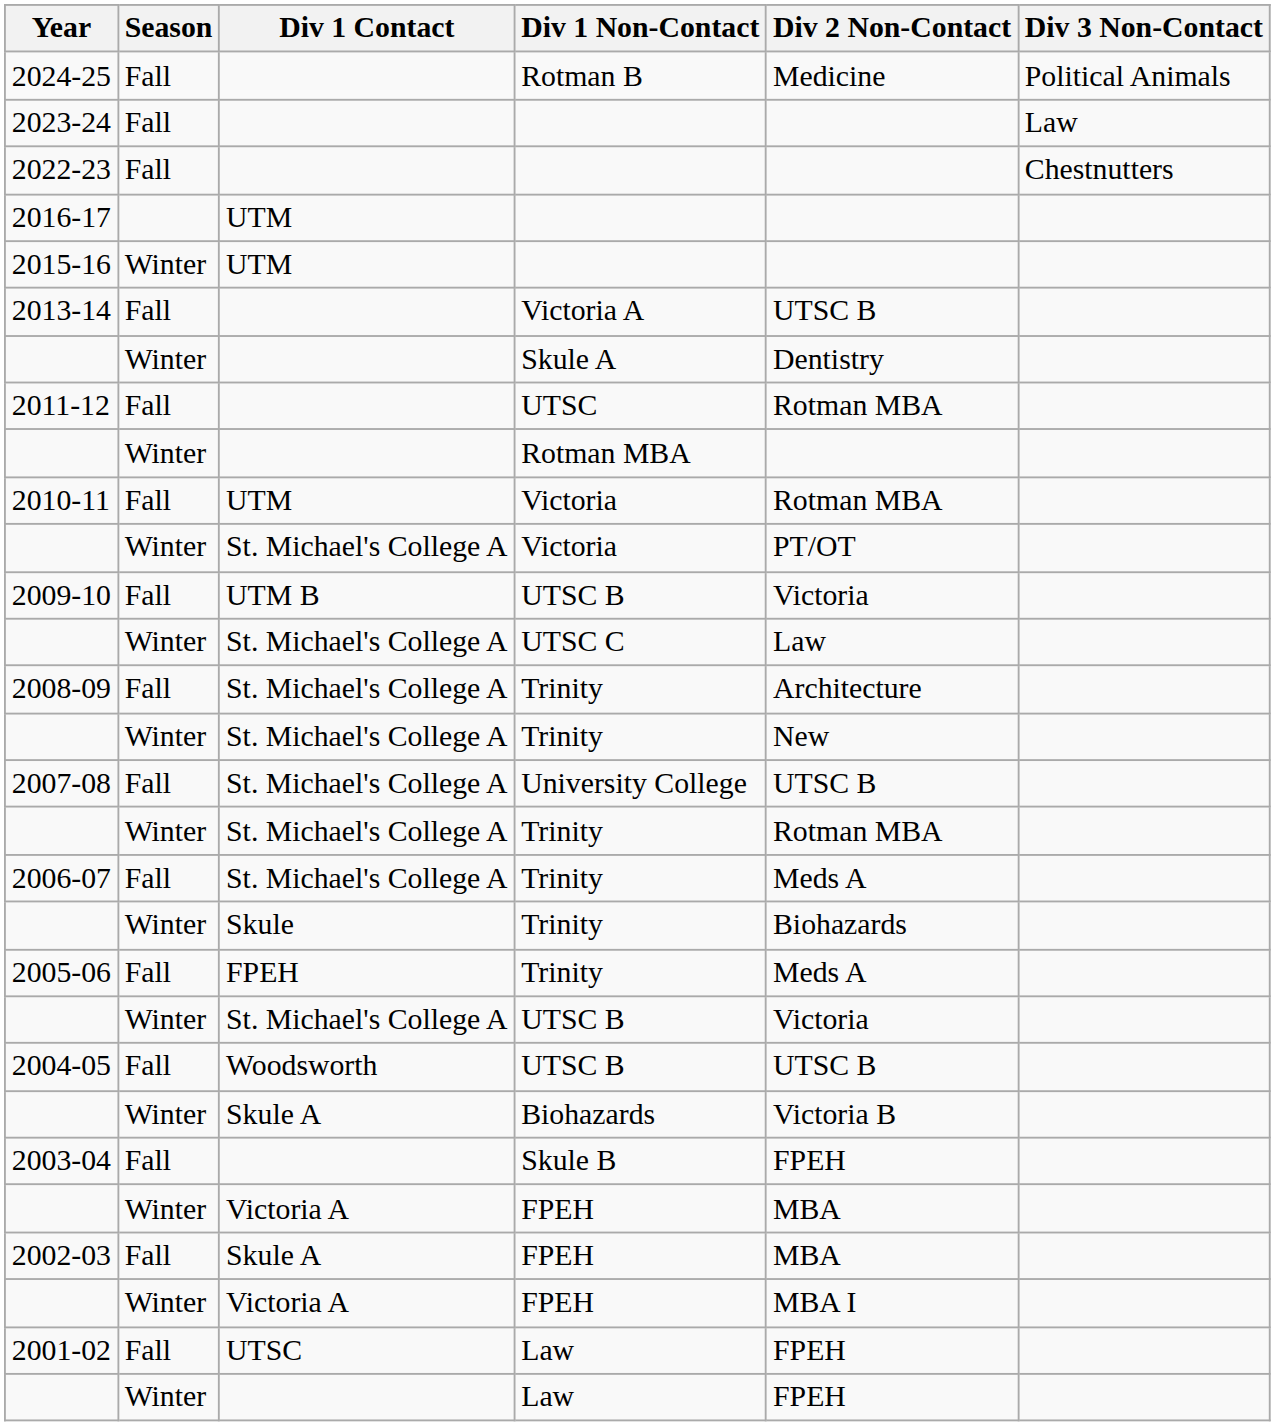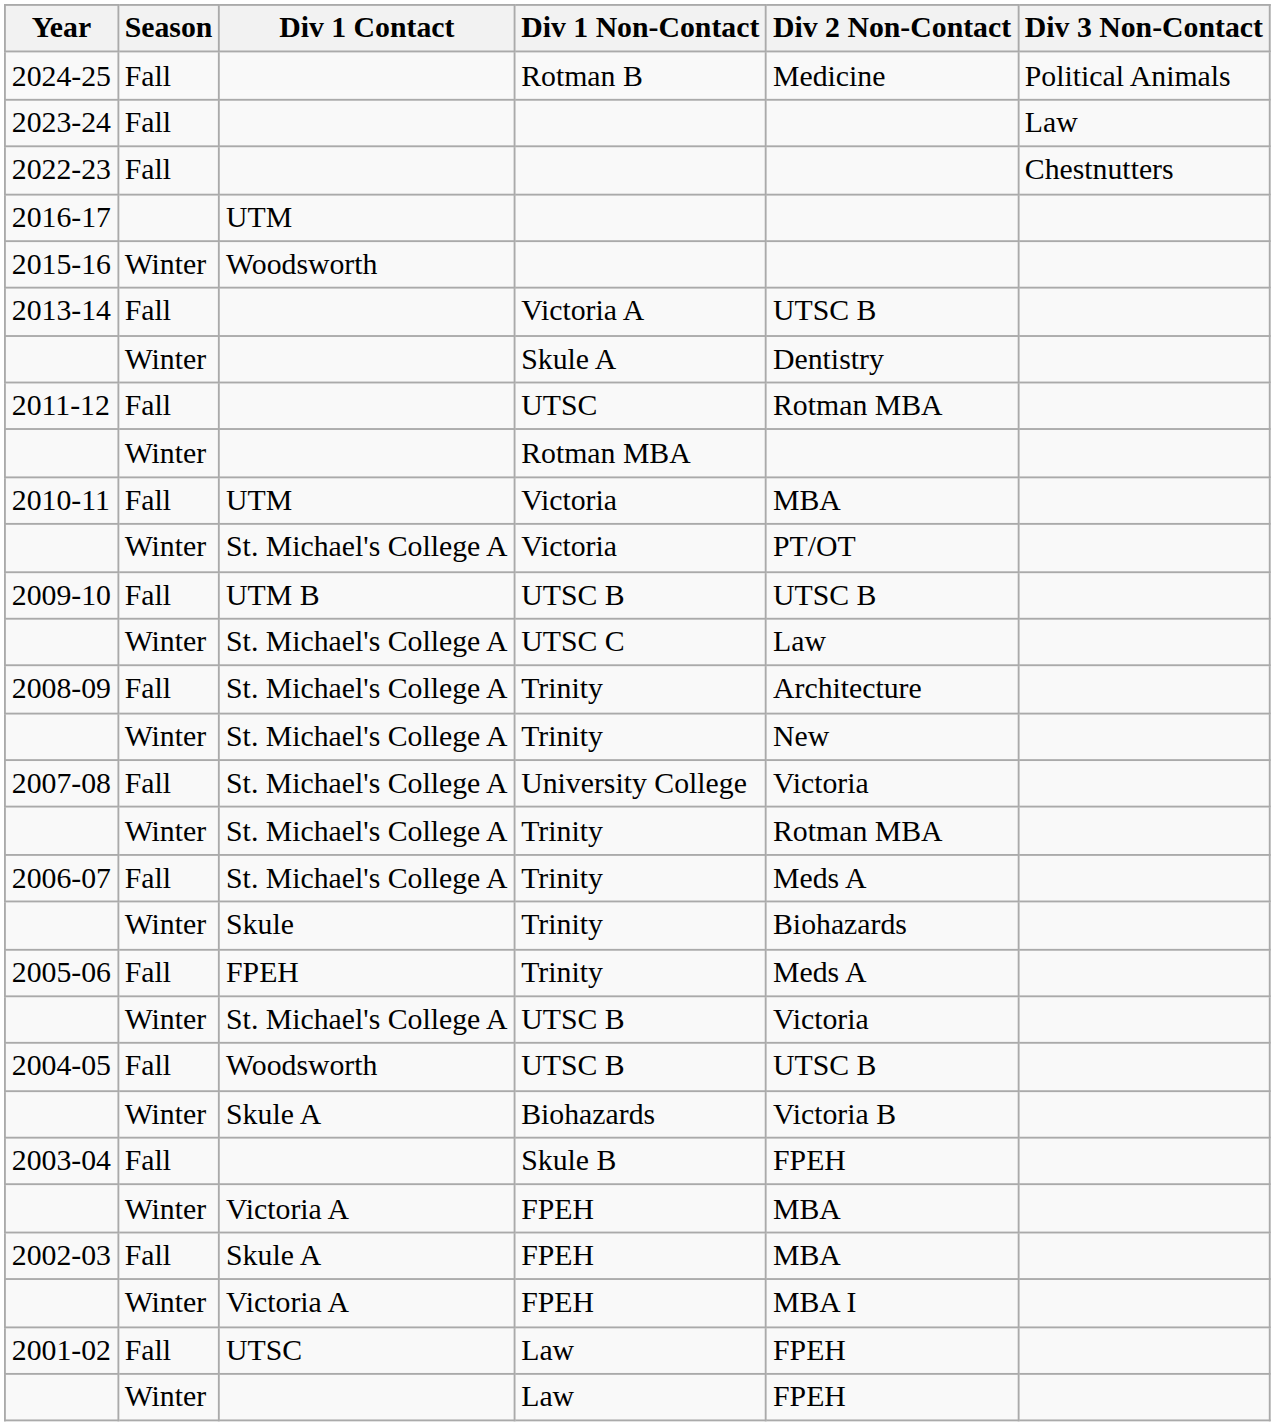(259, 264) UTM -> (302, 264) Woodsworth
(858, 500) Rotman MBA -> (807, 500) MBA
(821, 594) Victoria -> (825, 594) UTSC B
(825, 783) UTSC B -> (821, 783) Victoria
